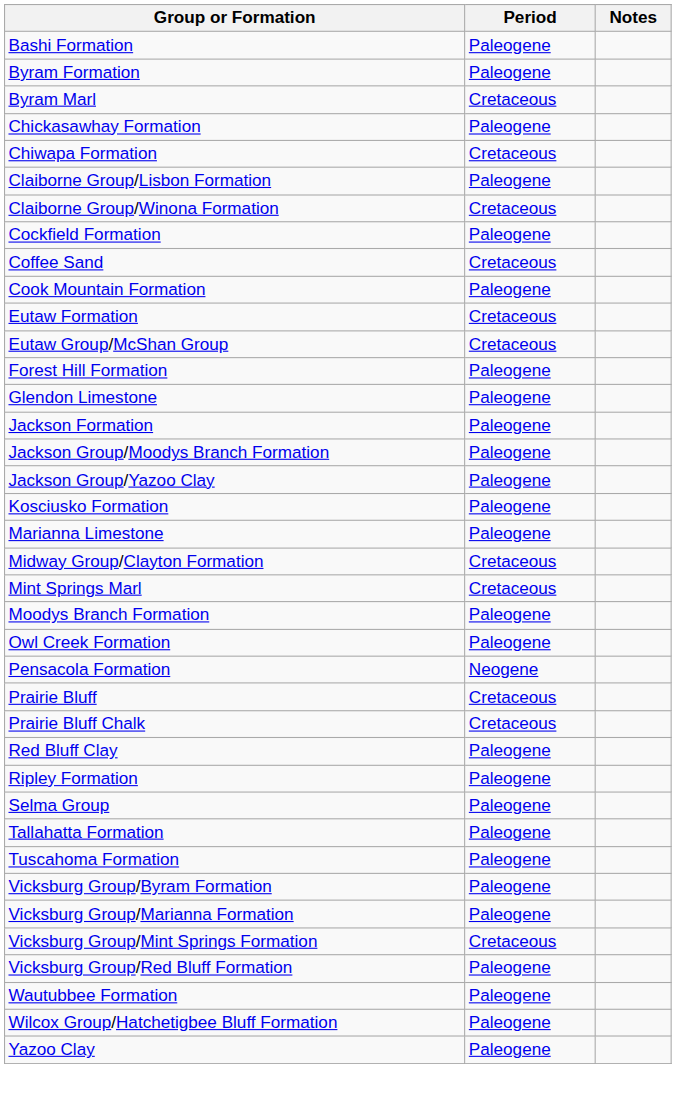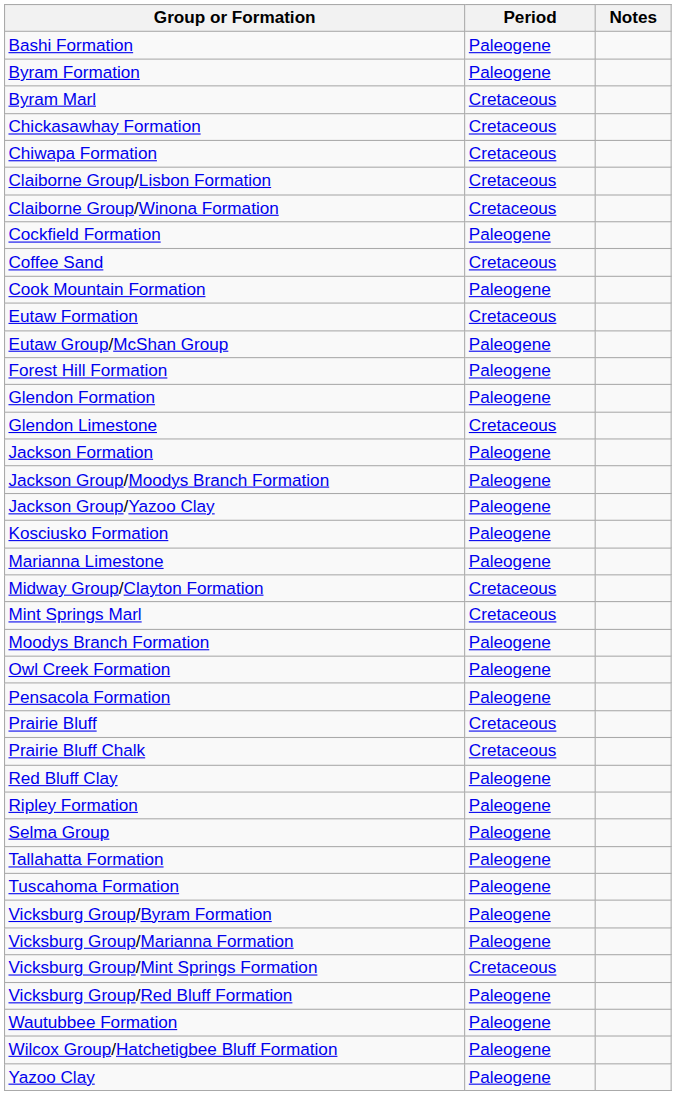(510, 126) Paleogene -> (513, 126) Cretaceous
(510, 180) Paleogene -> (513, 180) Cretaceous
(513, 343) Cretaceous -> (510, 343) Paleogene
+ row: (82, 398)
(510, 398) Paleogene -> (513, 425) Cretaceous
(504, 669) Neogene -> (510, 696) Paleogene
